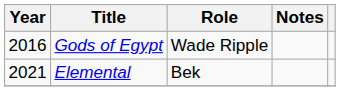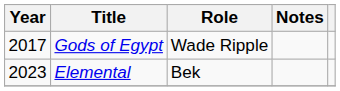(28, 45) 2016 -> (28, 45) 2017
(28, 72) 2021 -> (28, 72) 2023
